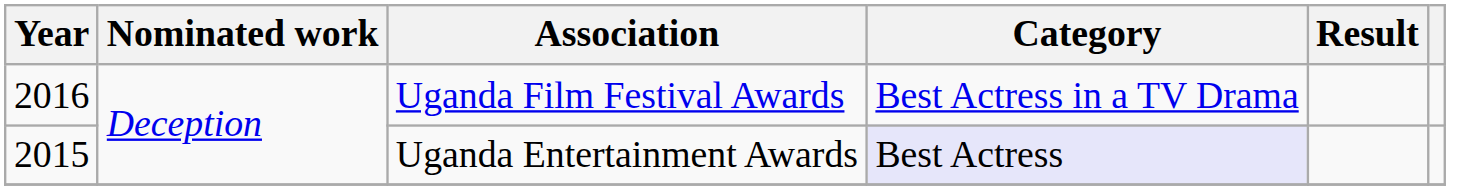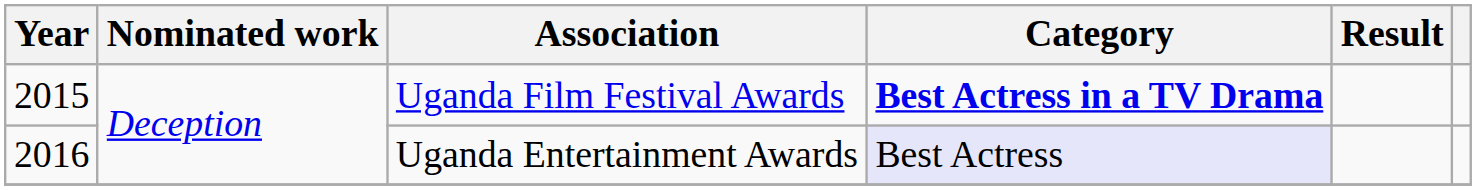(52, 94) 2016 -> (52, 94) 2015
(1087, 94) normal -> (1099, 94) bold
(52, 154) 2015 -> (52, 154) 2016
